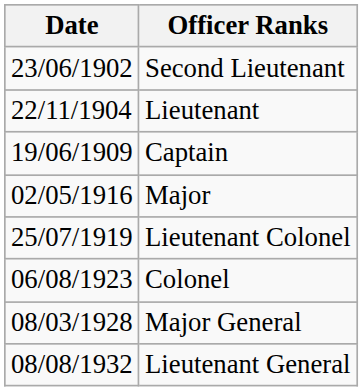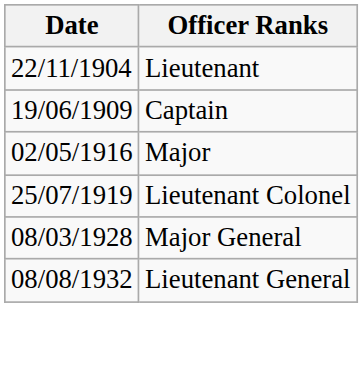- row: (245, 68)
- row: (187, 279)
